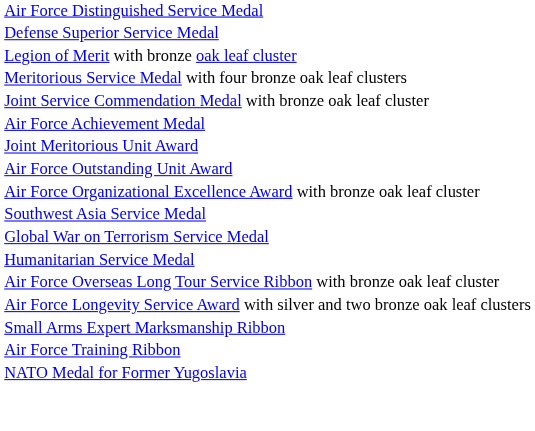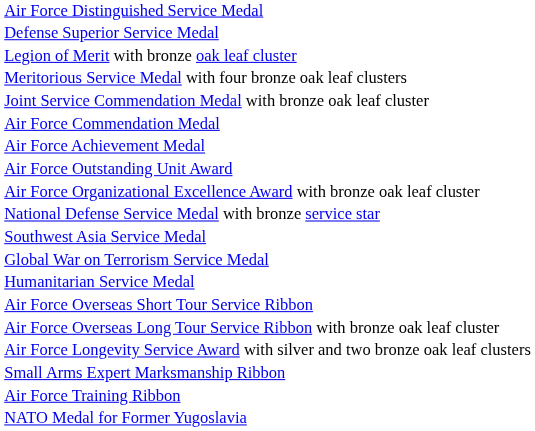+ row: (112, 123)
- row: (101, 146)
+ row: (192, 214)
+ row: (159, 304)
